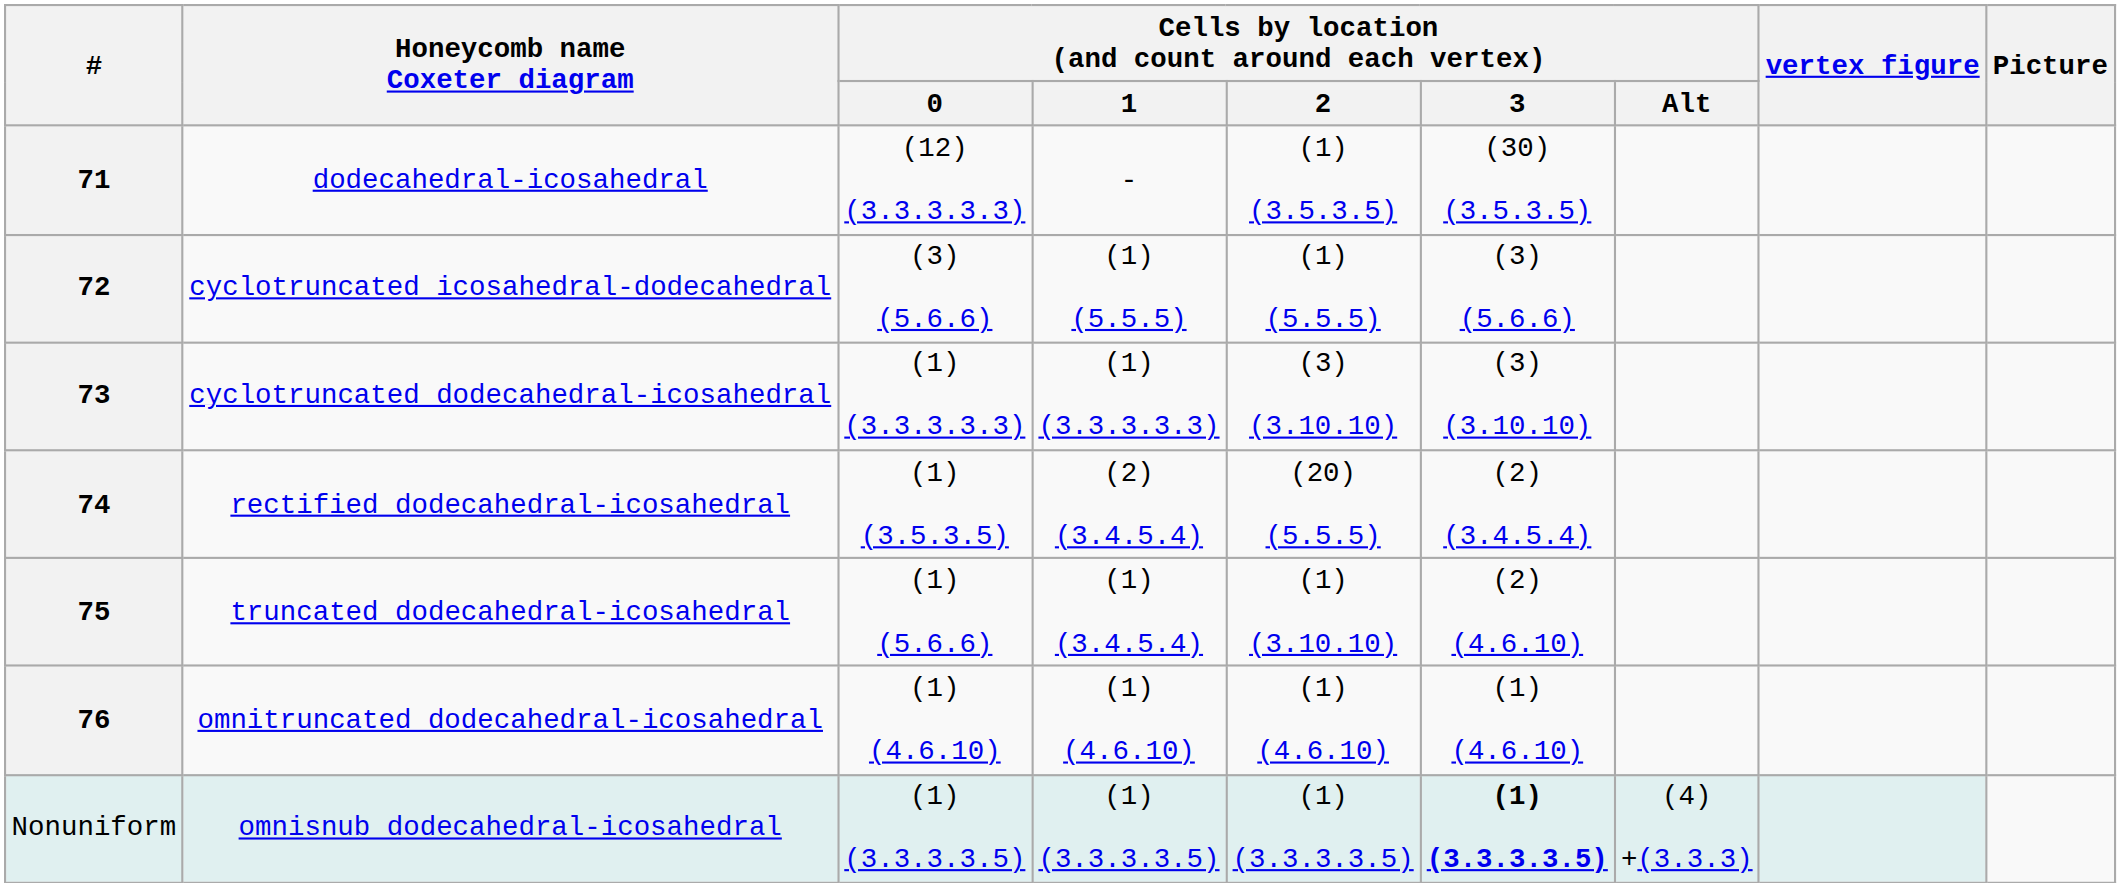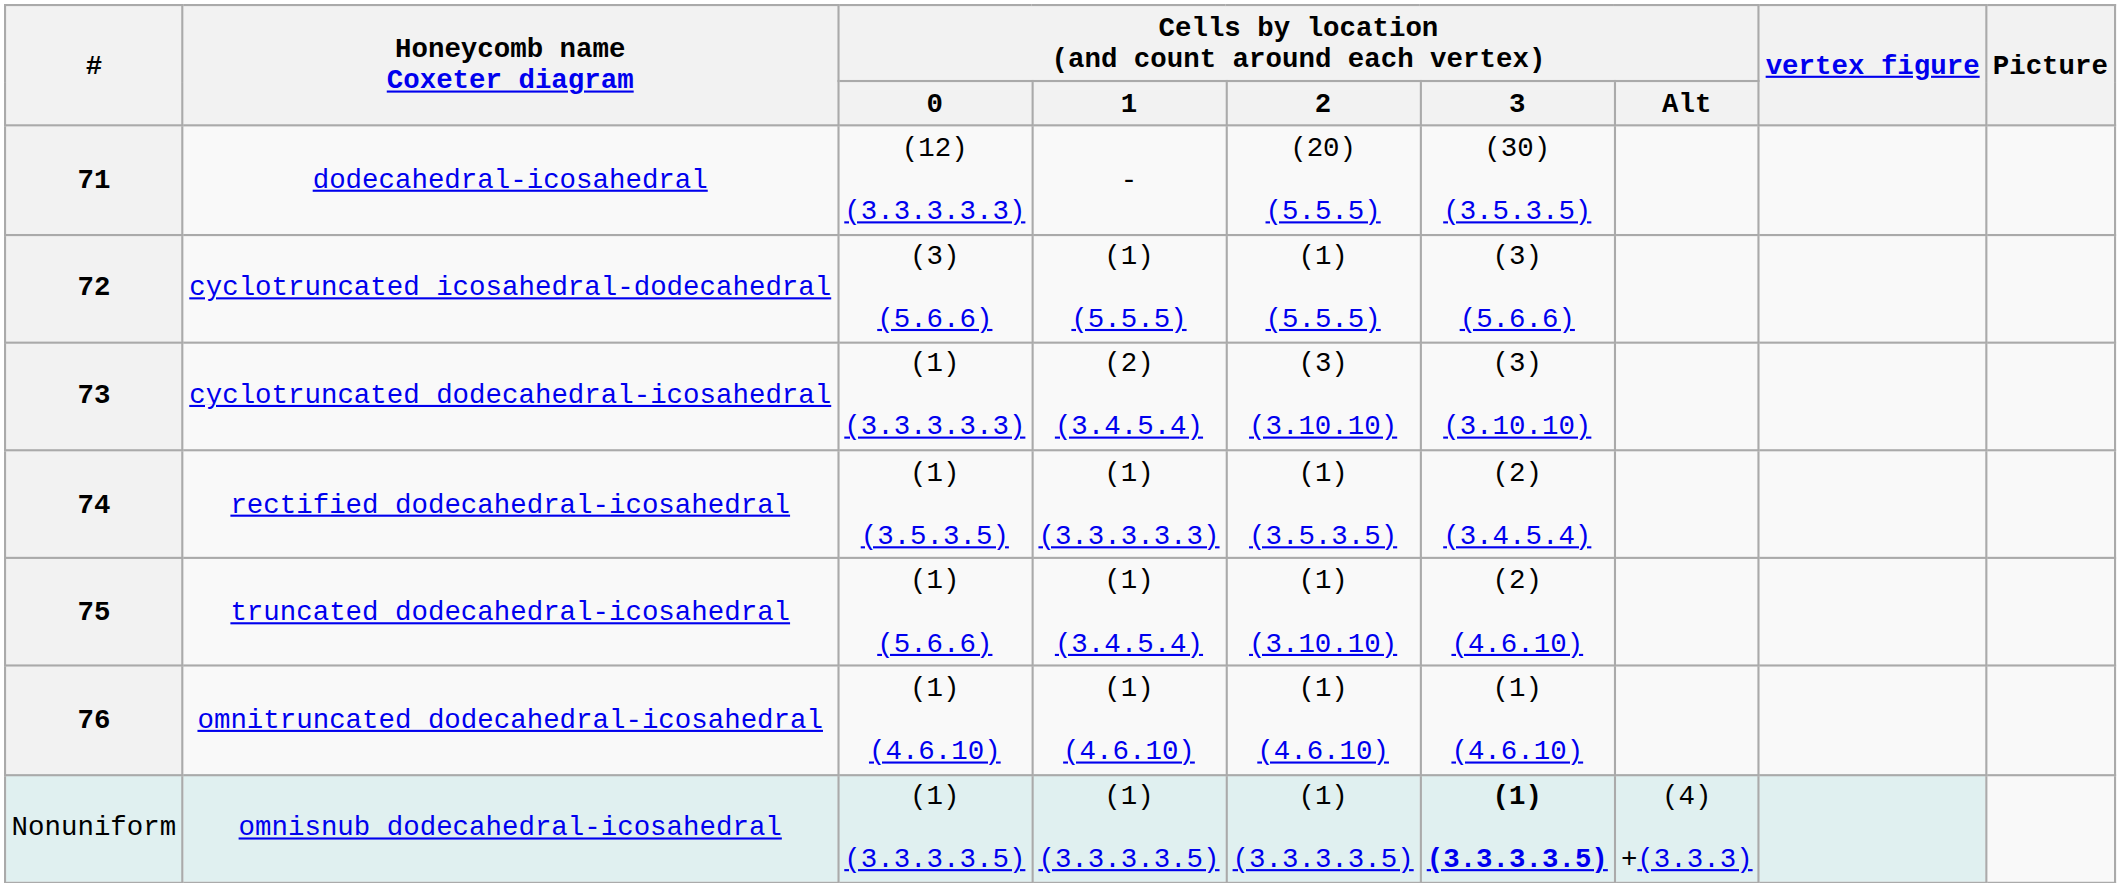(1323, 180) (1) (3.5.3.5) -> (1323, 180) (20) (5.5.5)
(1129, 396) (1) (3.3.3.3.3) -> (1129, 396) (2) (3.4.5.4)
(1129, 504) (2) (3.4.5.4) -> (1129, 504) (1) (3.3.3.3.3)
(1323, 504) (20) (5.5.5) -> (1323, 504) (1) (3.5.3.5)
